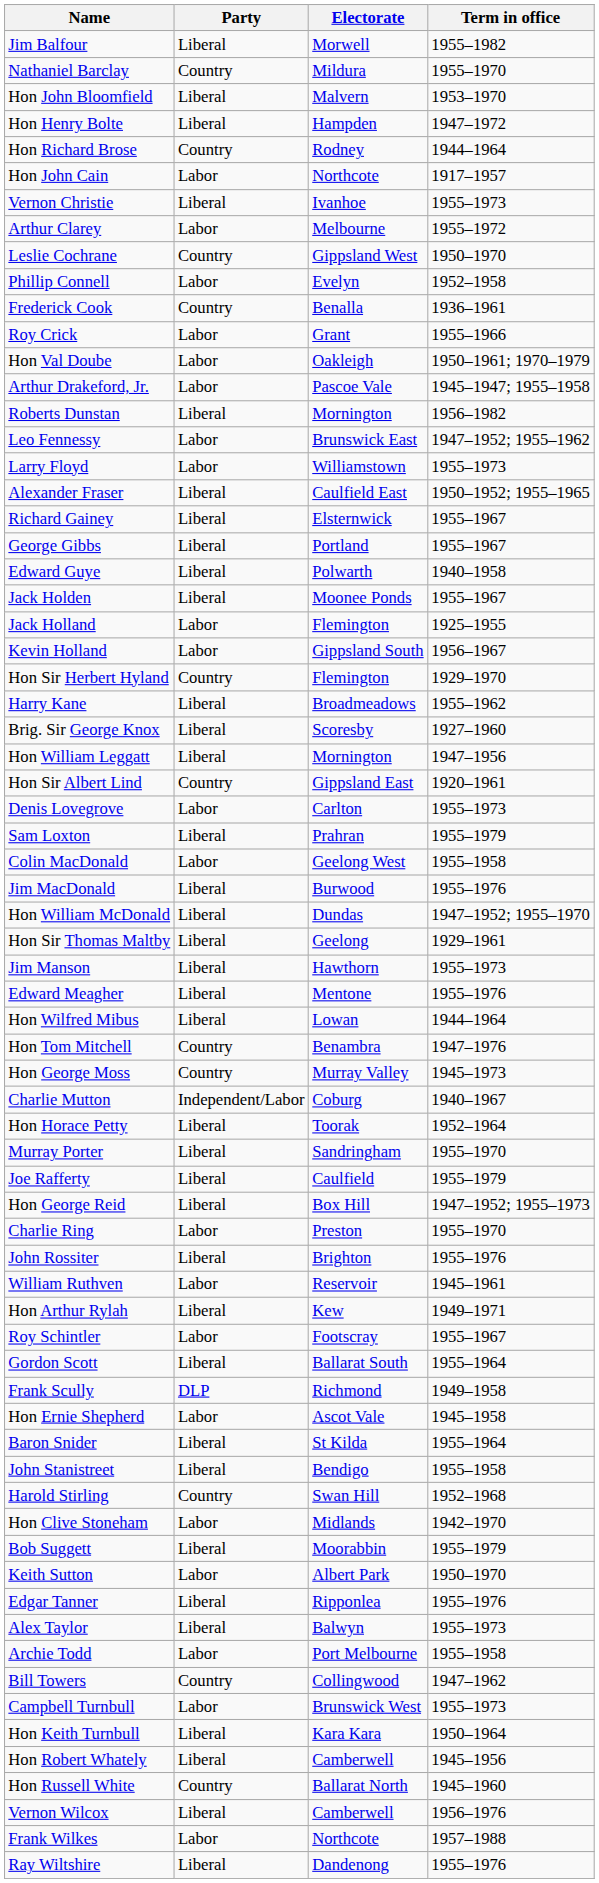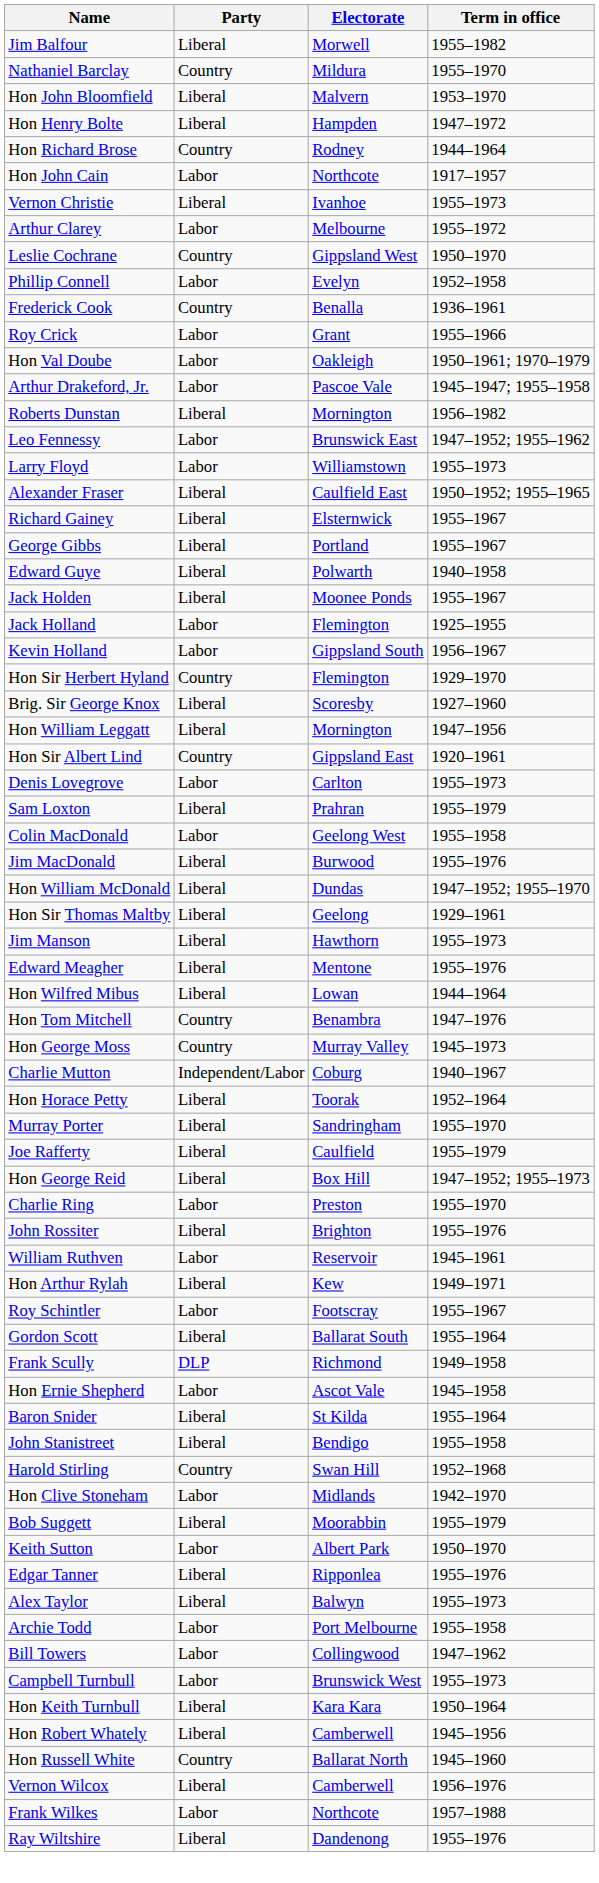- row: (47, 703)
(205, 1680) Country -> (198, 1653) Labor
